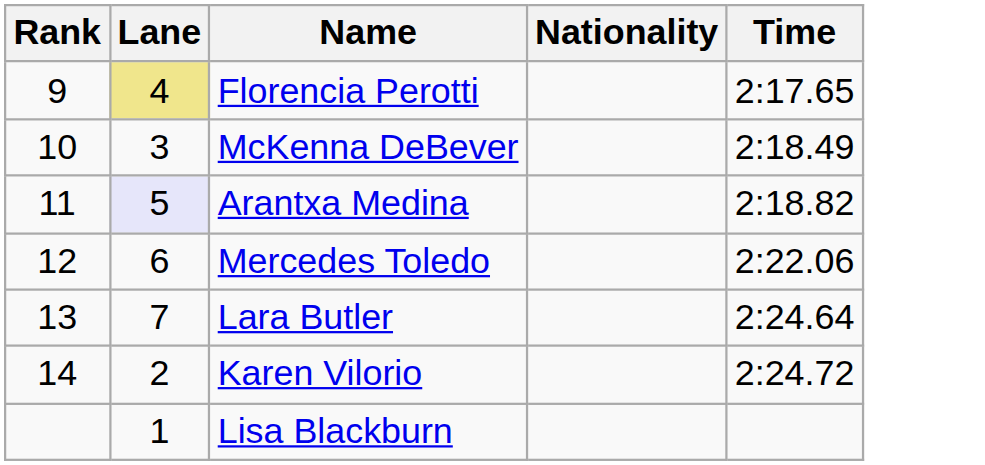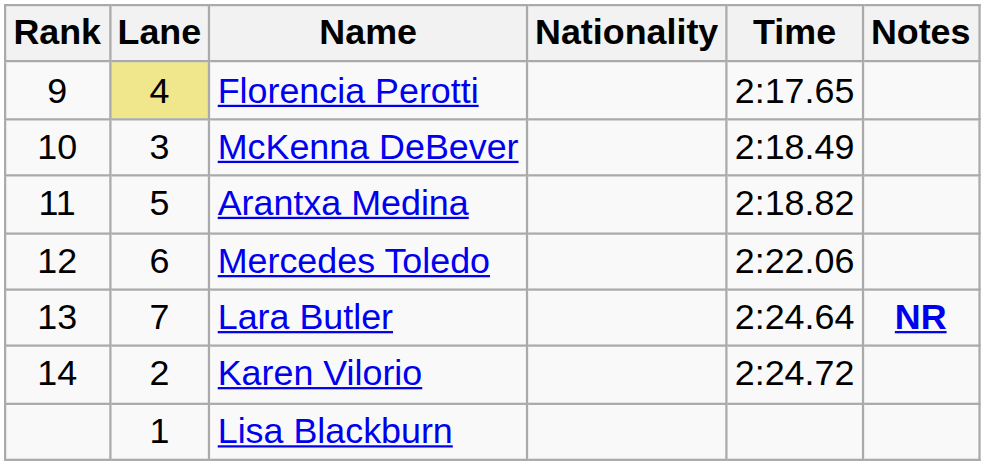+ column: (921, 32)
(159, 203) lavender background -> (159, 203) no background
